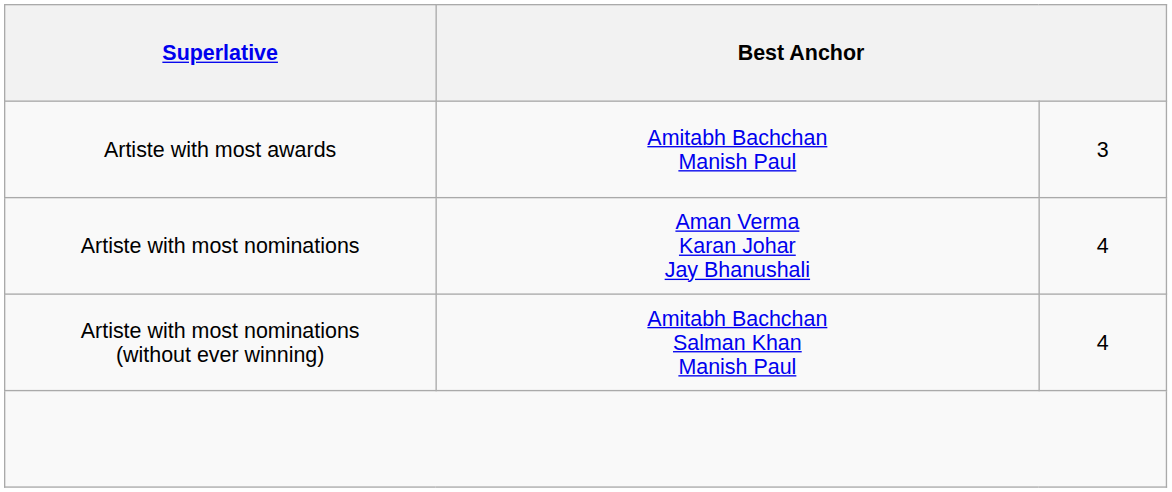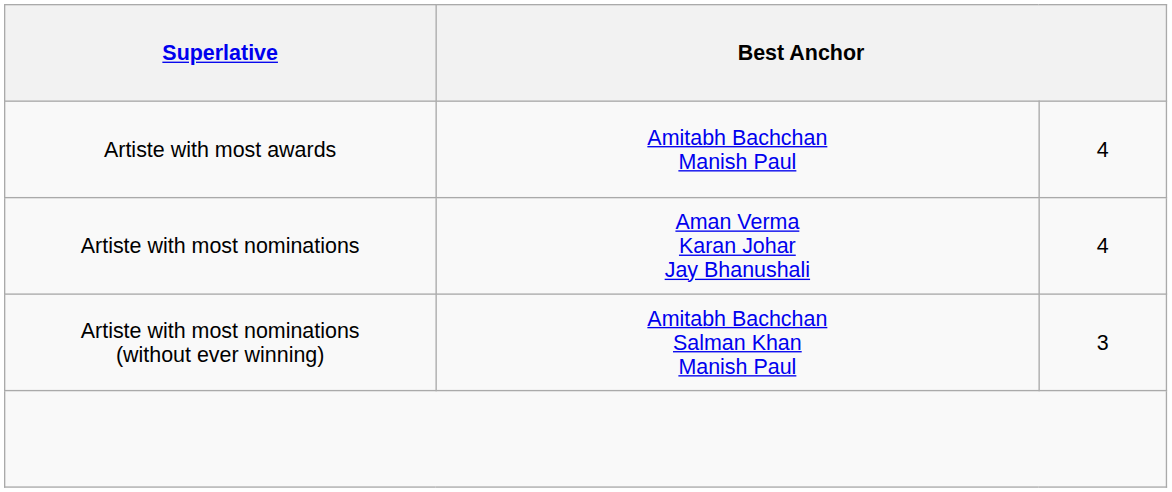(1103, 149) 3 -> (1103, 149) 4
(1103, 342) 4 -> (1103, 342) 3
